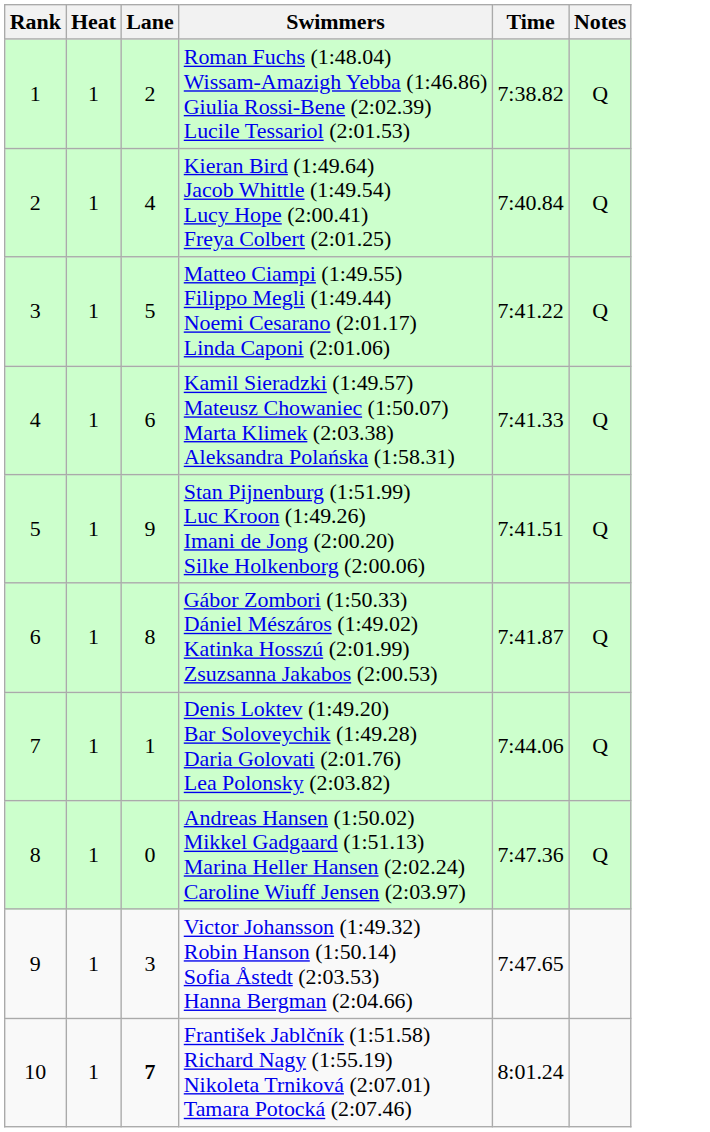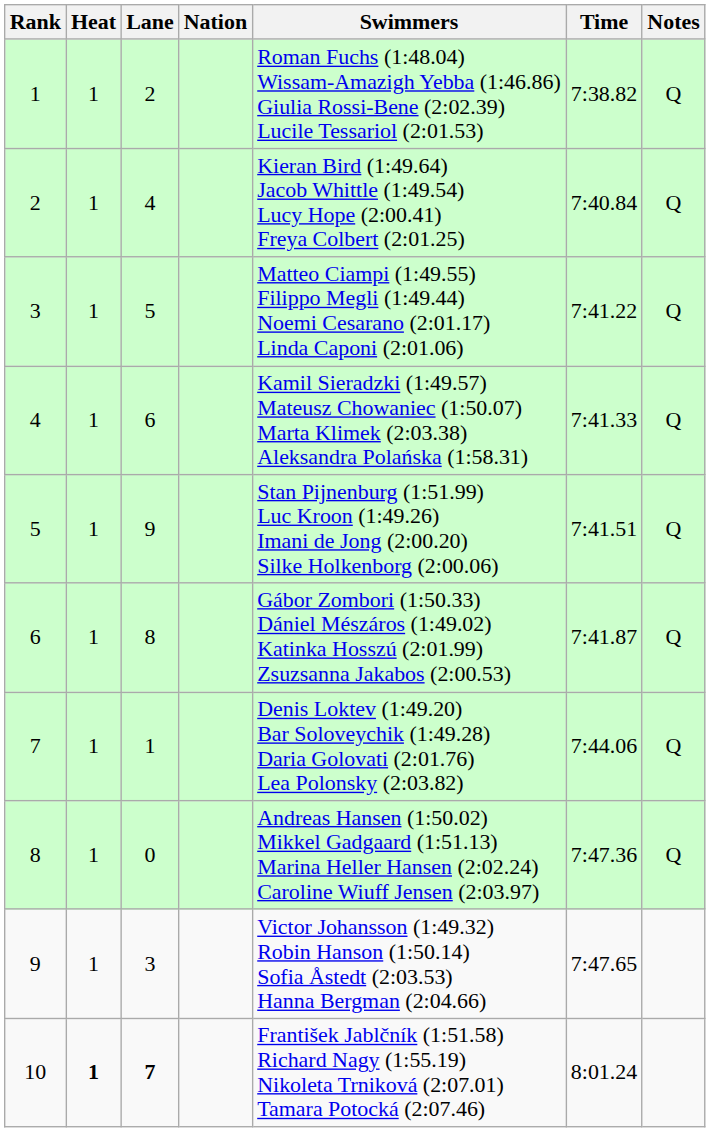+ column: (215, 21)
(94, 1072) normal -> (94, 1072) bold
